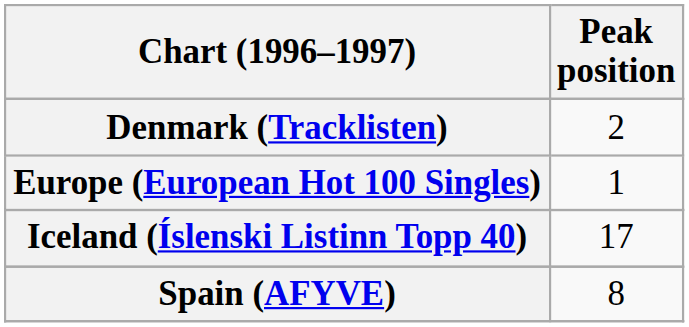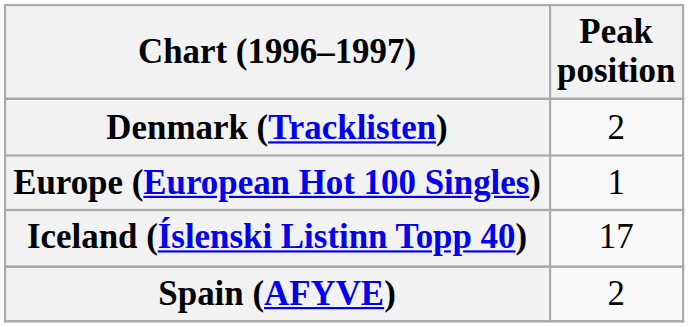(616, 292) 8 -> (616, 292) 2
